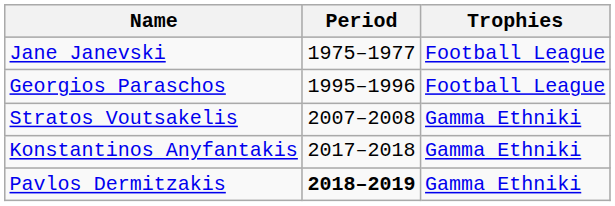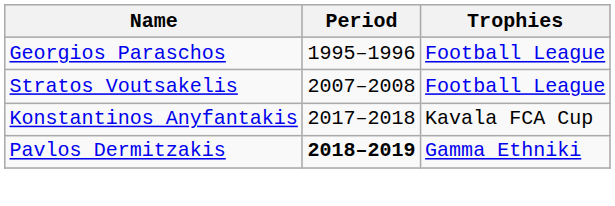- row: (88, 54)
(503, 119) Gamma Ethniki -> (515, 86) Football League
(503, 152) Gamma Ethniki -> (509, 119) Kavala FCA Cup
